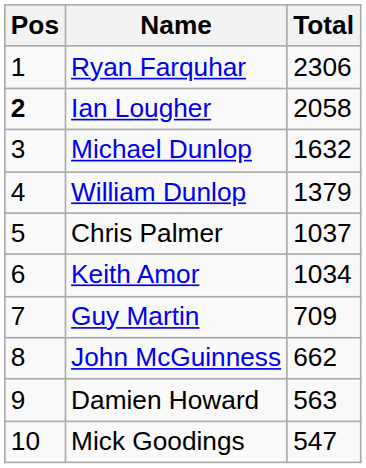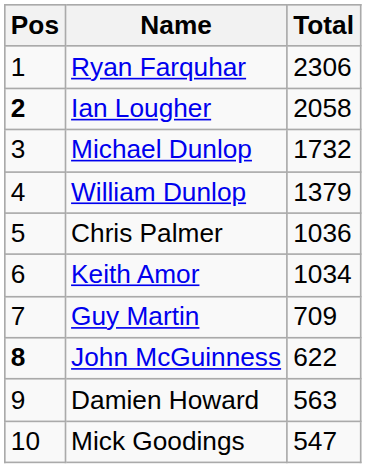(322, 150) 1632 -> (322, 150) 1732
(322, 233) 1037 -> (322, 233) 1036
(18, 358) normal -> (18, 358) bold
(315, 358) 662 -> (315, 358) 622
